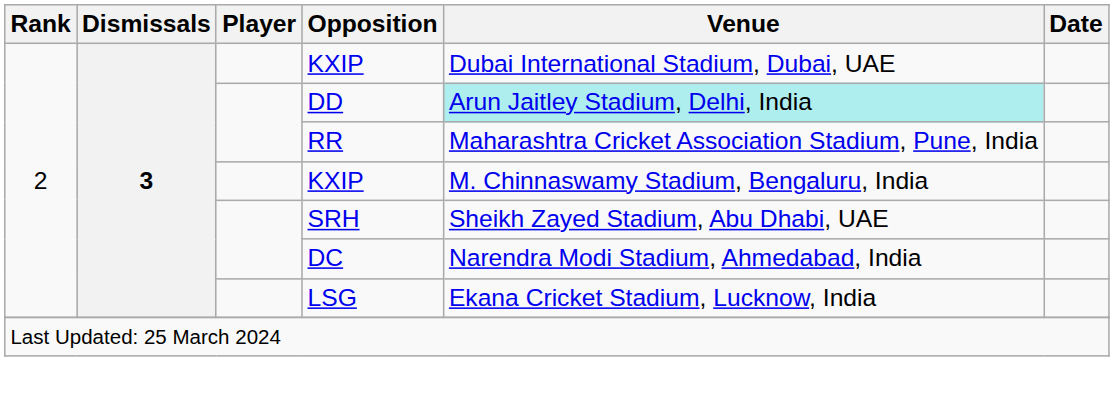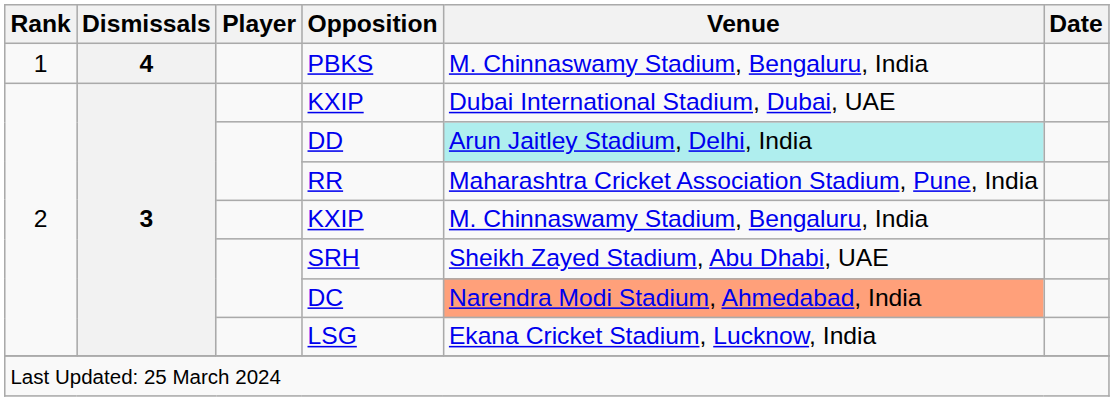+ row: (41, 63)
(685, 258) no background -> (685, 297) lightsalmon background
